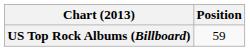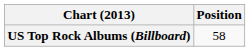(219, 35) 59 -> (219, 35) 58
